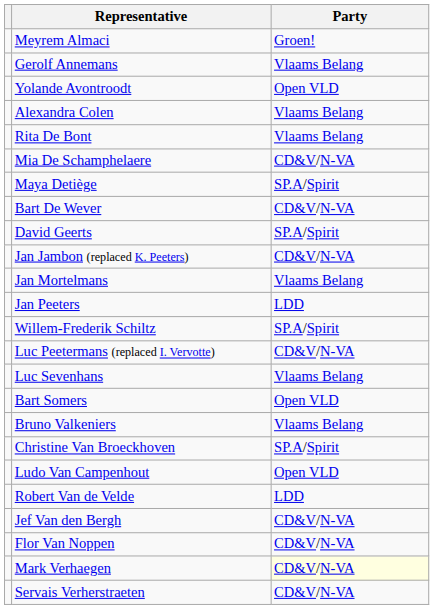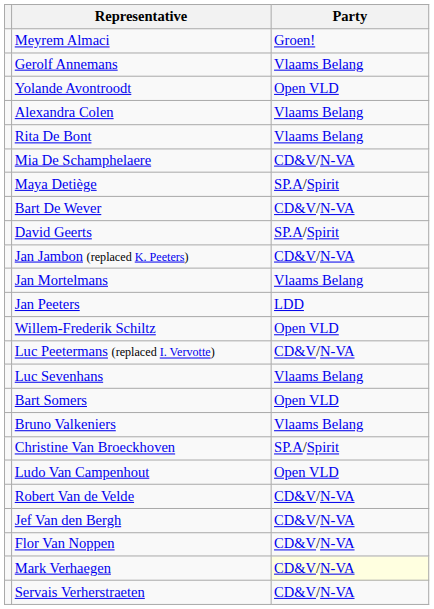(307, 328) SP.A/Spirit -> (306, 328) Open VLD
(289, 496) LDD -> (314, 496) CD&V/N-VA
